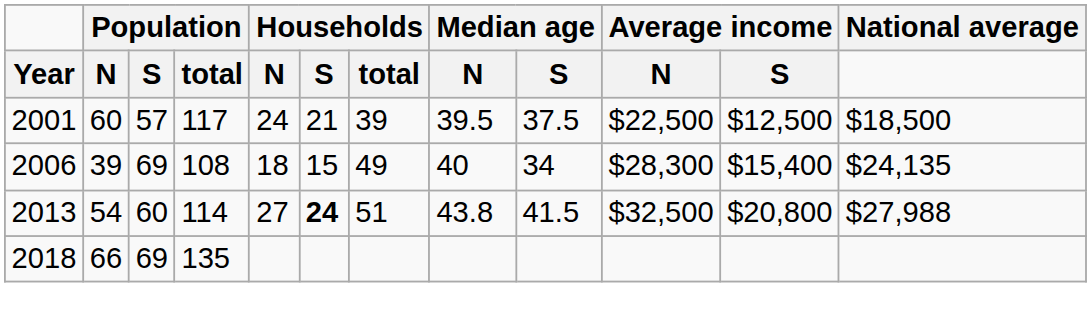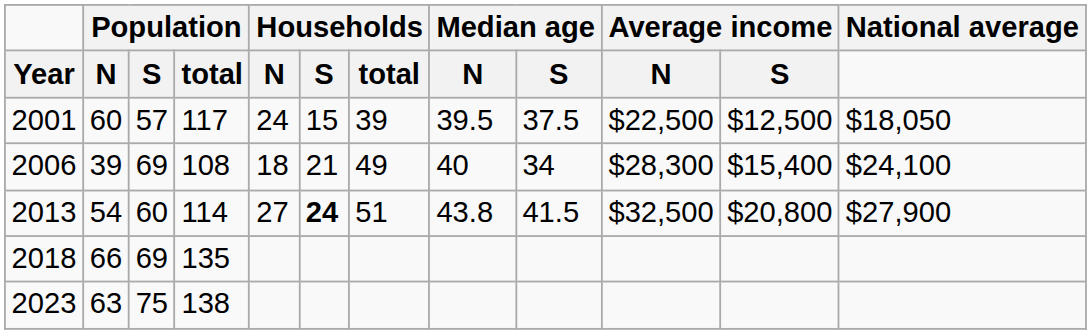(322, 119) 21 -> (322, 119) 15
(898, 119) $18,500 -> (898, 119) $18,050
(322, 166) 15 -> (322, 166) 21
(898, 166) $24,135 -> (898, 166) $24,100
(898, 212) $27,988 -> (898, 212) $27,900
+ row: (44, 304)
